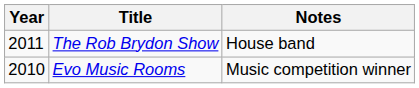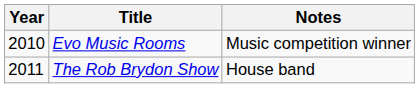rows swapped: (119, 69) <-> (135, 43)
